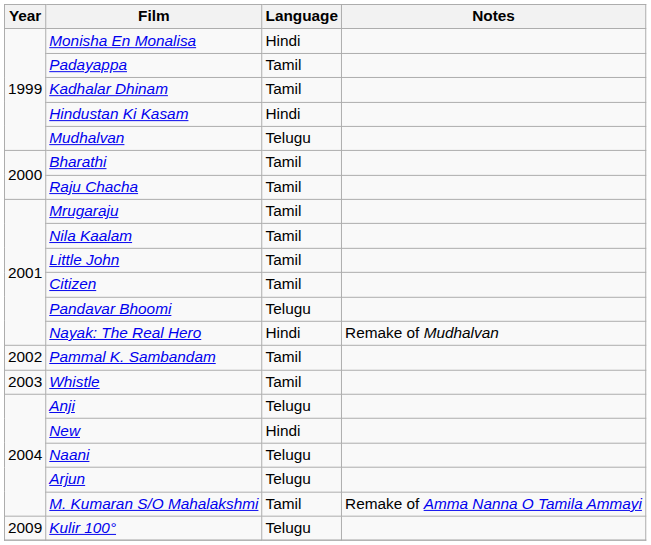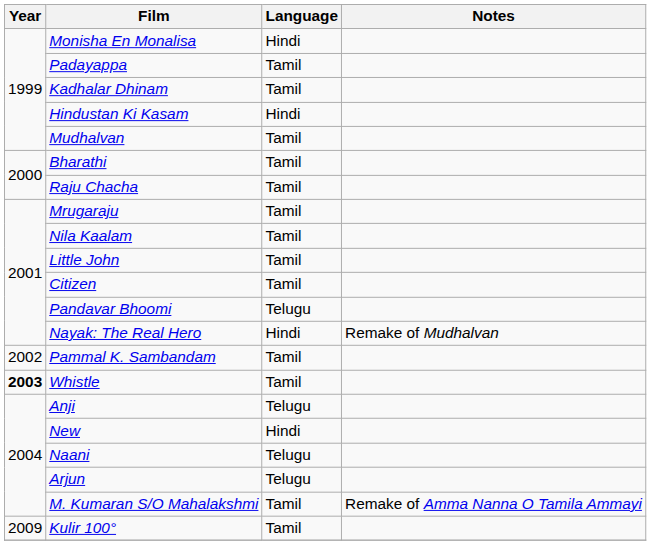(288, 138) Telugu -> (283, 138) Tamil
(25, 382) normal -> (25, 382) bold
(288, 528) Telugu -> (283, 528) Tamil
